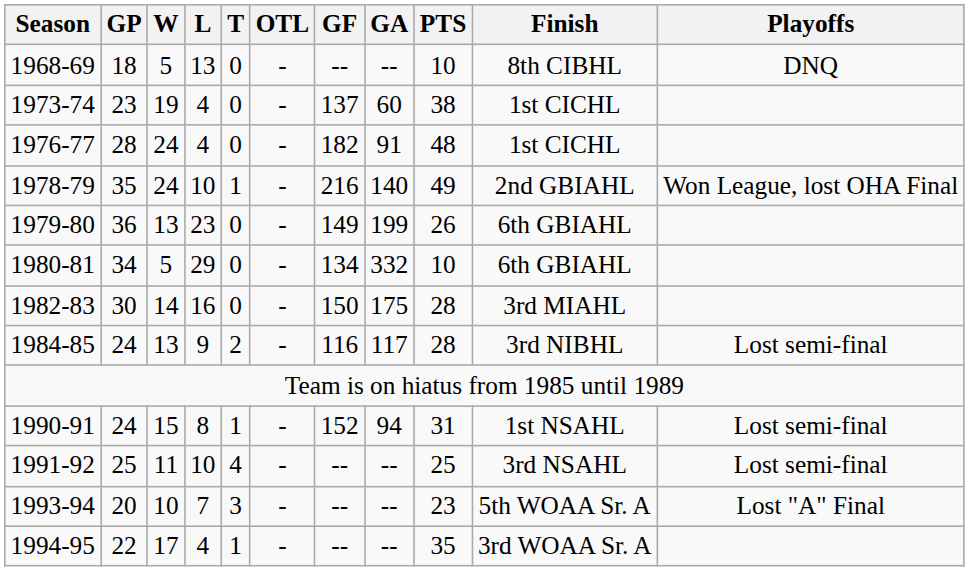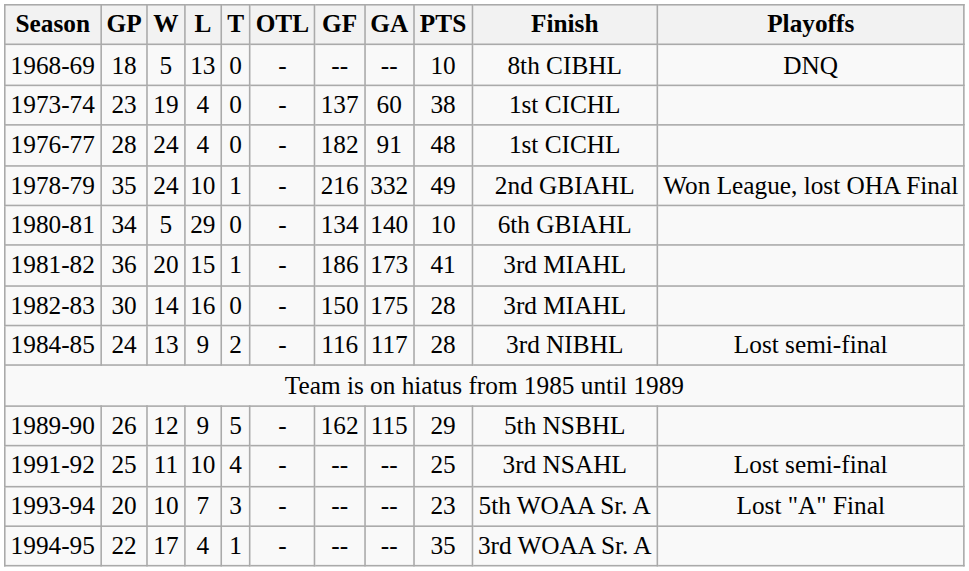(389, 184) 140 -> (389, 184) 332
- row: (53, 225)
(389, 265) 332 -> (389, 225) 140
+ row: (53, 265)
+ row: (53, 425)
- row: (53, 425)
